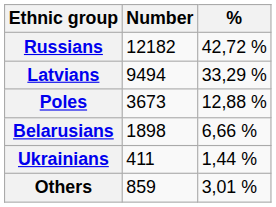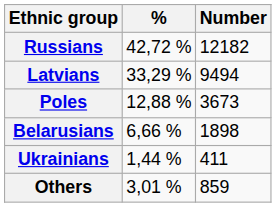columns swapped: (160, 18) <-> (234, 18)
